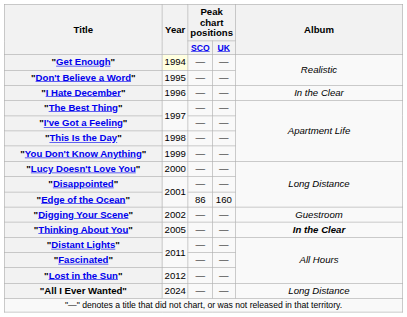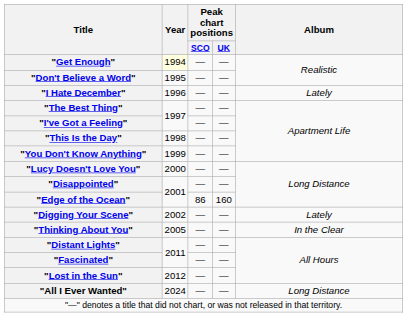(319, 93) In the Clear -> (319, 93) Lately
(319, 214) Guestroom -> (319, 214) Lately
(319, 230) bold -> (319, 230) normal
